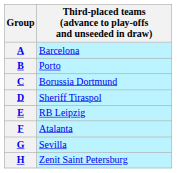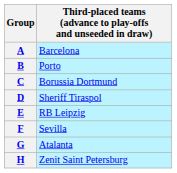(56, 129) Atalanta -> (53, 129) Sevilla
(53, 144) Sevilla -> (56, 144) Atalanta
